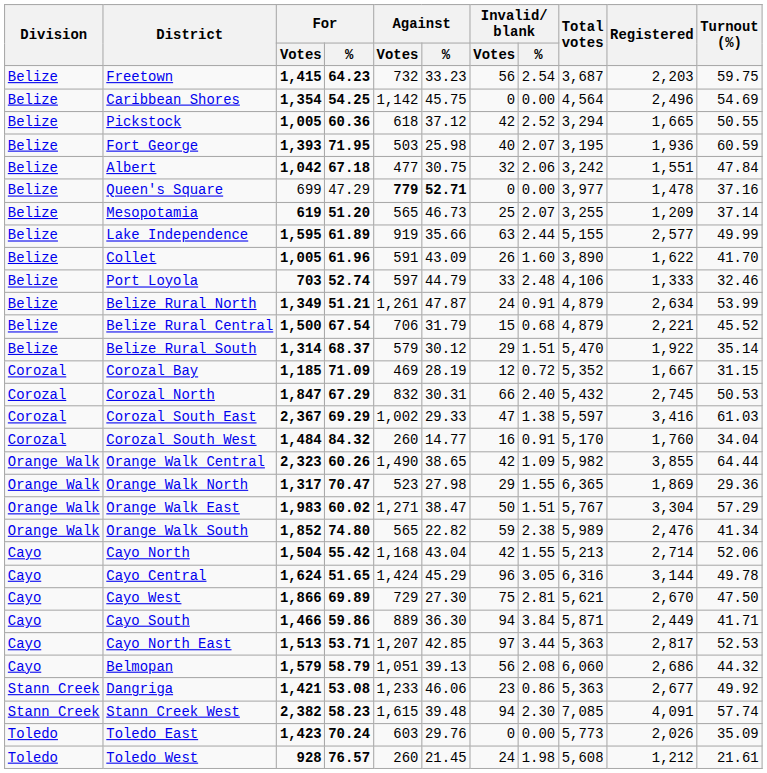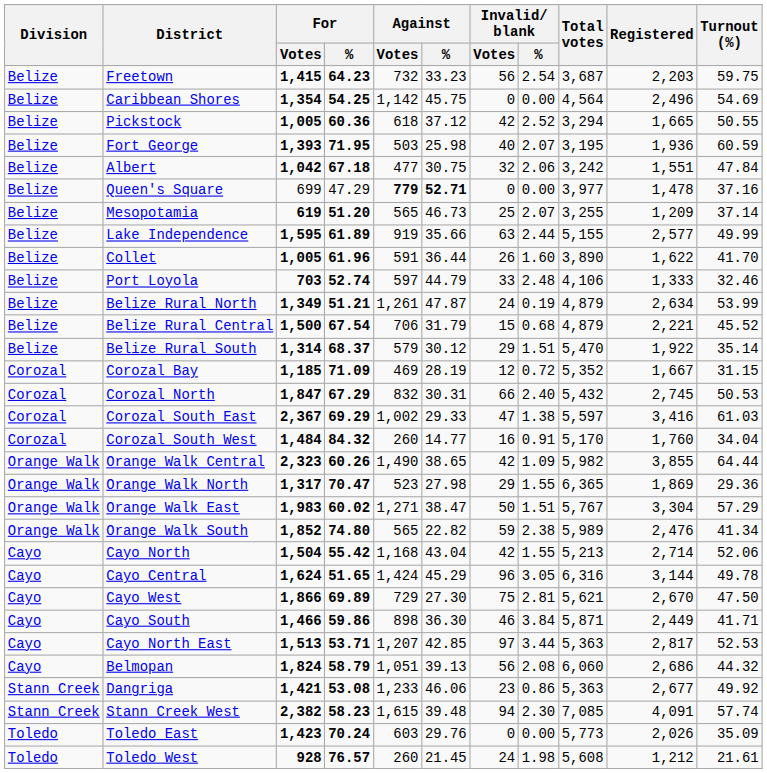(446, 259) 43.09 -> (446, 259) 36.44
(538, 304) 0.91 -> (538, 304) 0.19
(406, 621) 889 -> (406, 621) 898
(507, 621) 94 -> (507, 621) 46
(301, 667) 1,579 -> (301, 667) 1,824
